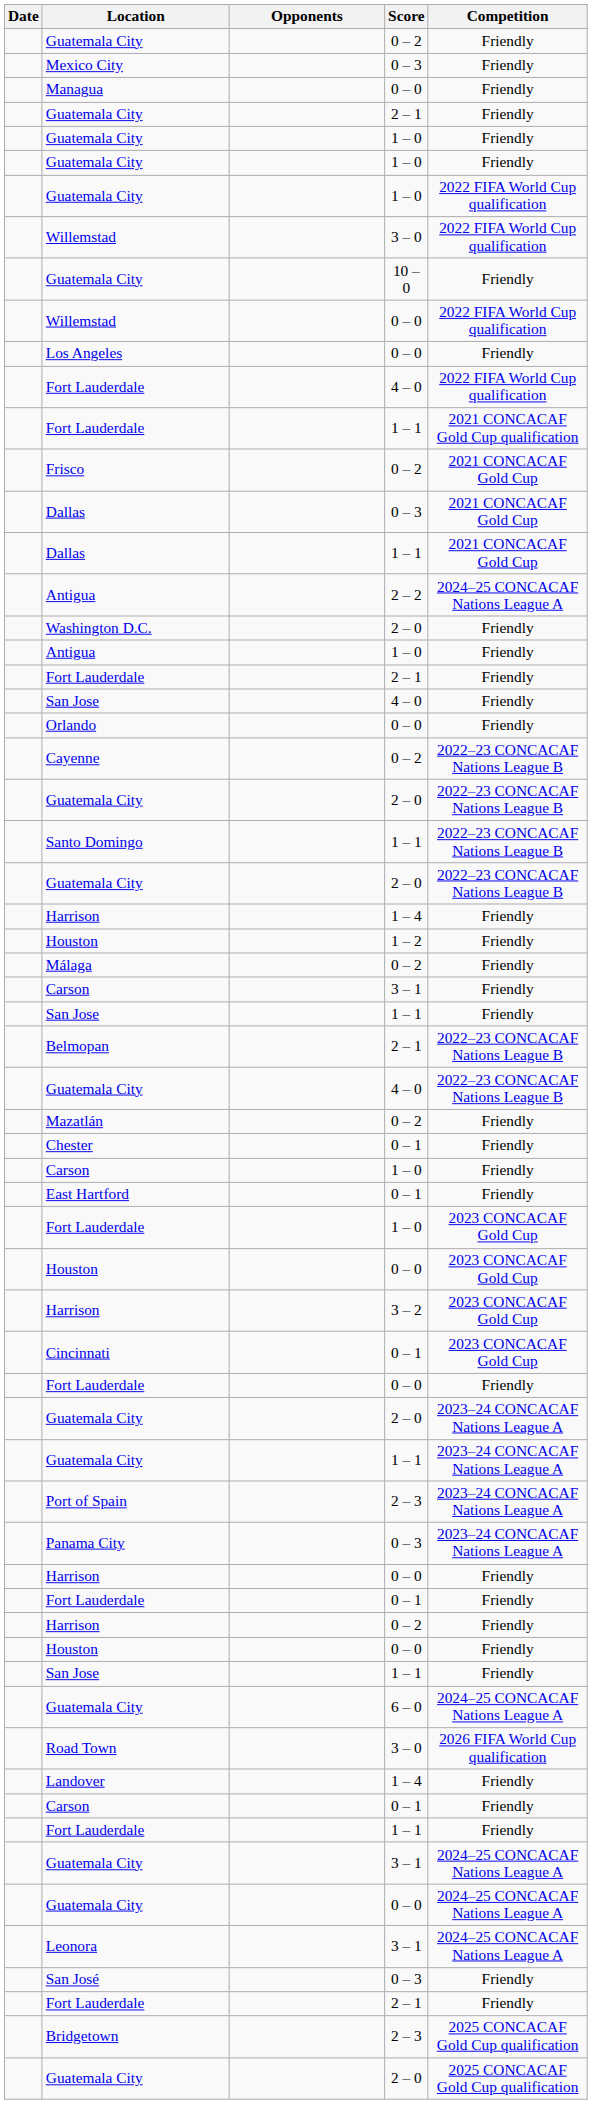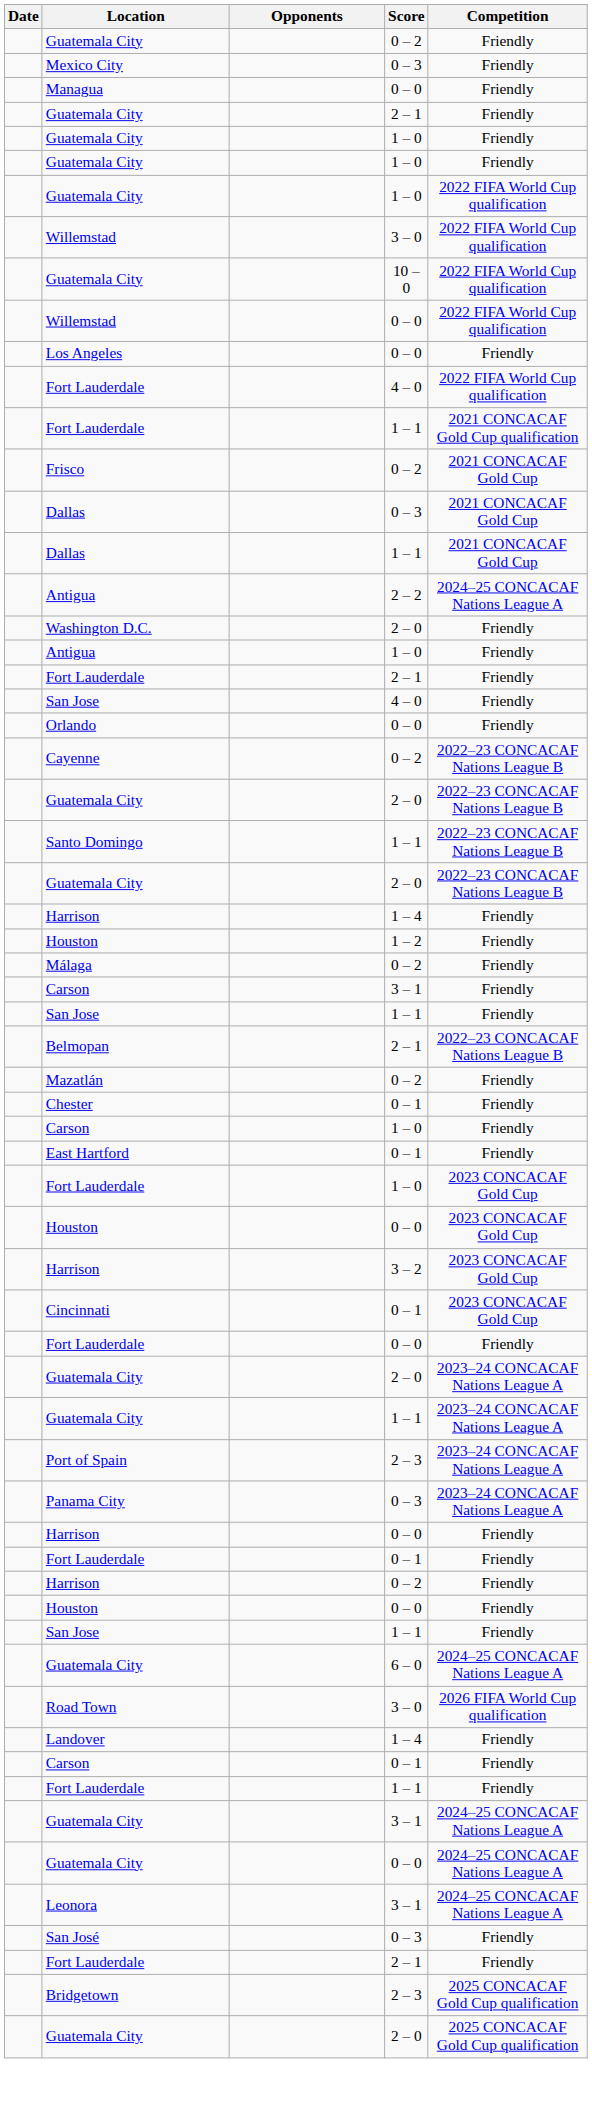(508, 279) Friendly -> (508, 279) 2022 FIFA World Cup qualification
- row: (94, 1088)
